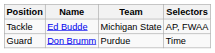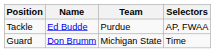(131, 27) Michigan State -> (115, 27) Purdue
(115, 41) Purdue -> (131, 41) Michigan State
